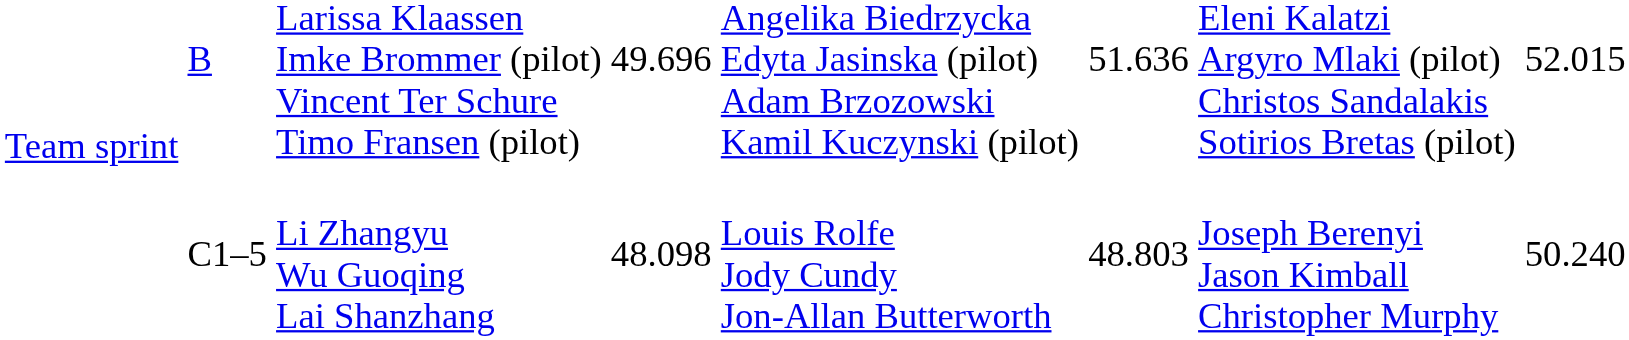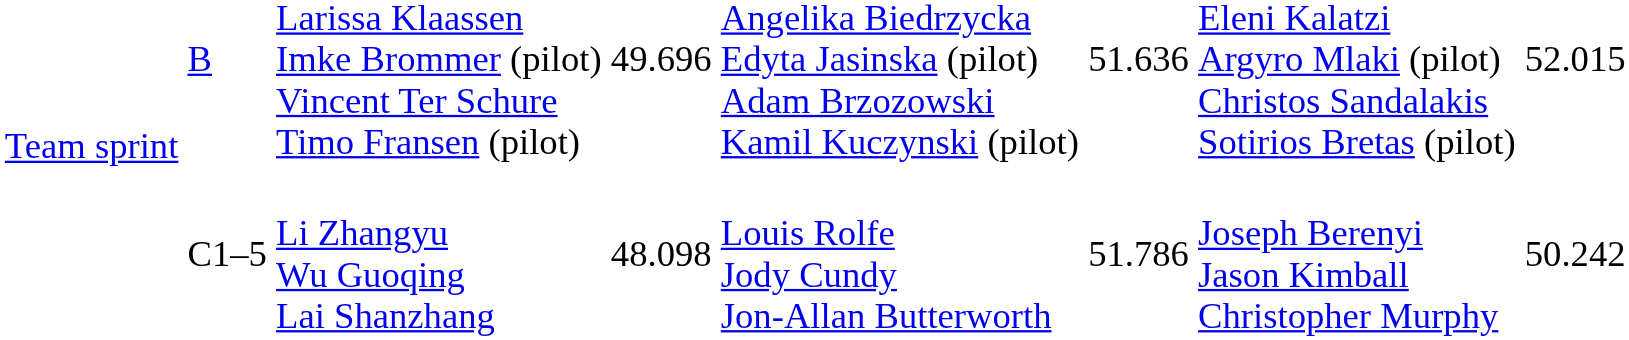(1139, 253) 48.803 -> (1139, 253) 51.786
(1575, 253) 50.240 -> (1575, 253) 50.242
